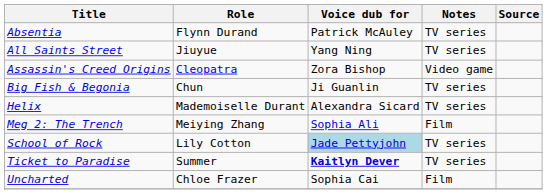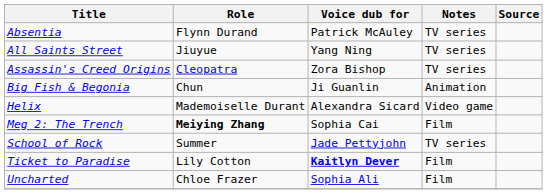(459, 69) Video game -> (456, 69) TV series
(456, 87) TV series -> (456, 87) Animation
(456, 106) TV series -> (459, 106) Video game
(220, 124) normal -> (220, 124) bold
(345, 124) Sophia Ali -> (345, 124) Sophia Cai
(213, 143) Lily Cotton -> (196, 143) Summer
(358, 143) lightblue background -> (358, 143) no background
(196, 161) Summer -> (213, 161) Lily Cotton
(456, 161) TV series -> (439, 161) Film
(345, 180) Sophia Cai -> (345, 180) Sophia Ali
